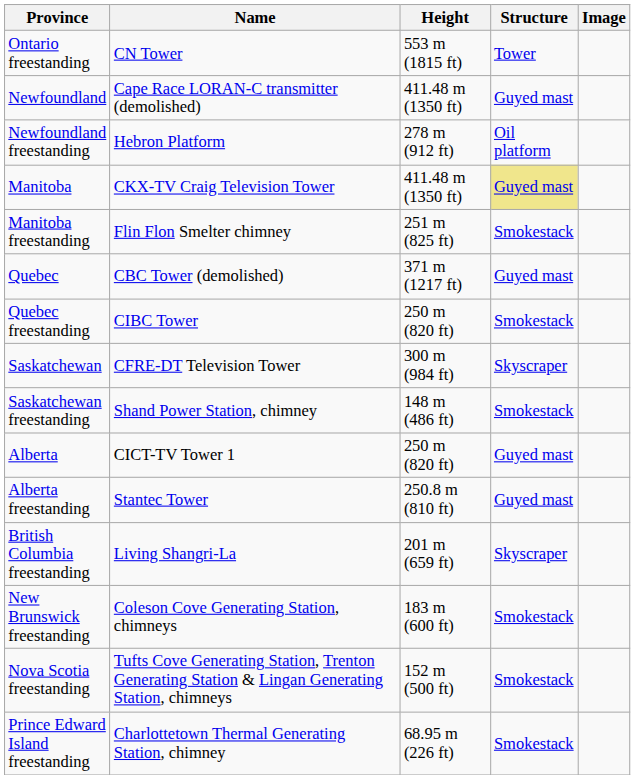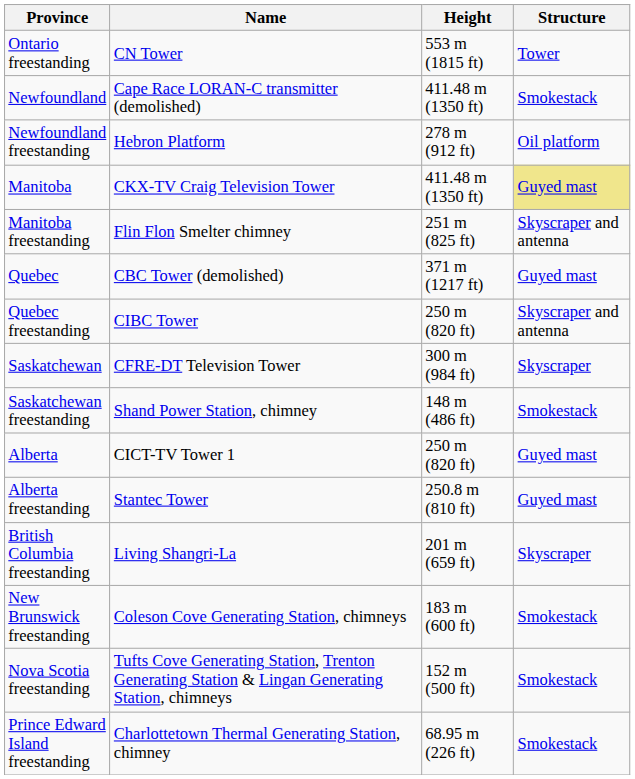- column: (604, 17)
(534, 97) Guyed mast -> (557, 97) Smokestack
(534, 231) Smokestack -> (568, 231) Skyscraper and antenna
(534, 321) Smokestack -> (568, 321) Skyscraper and antenna
